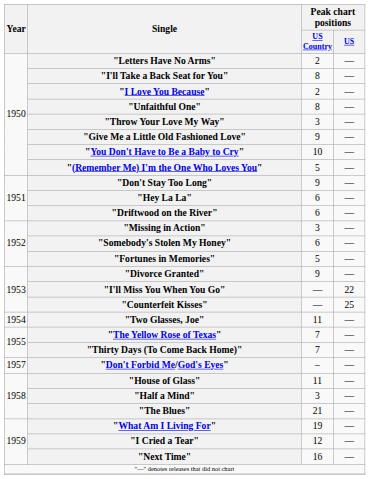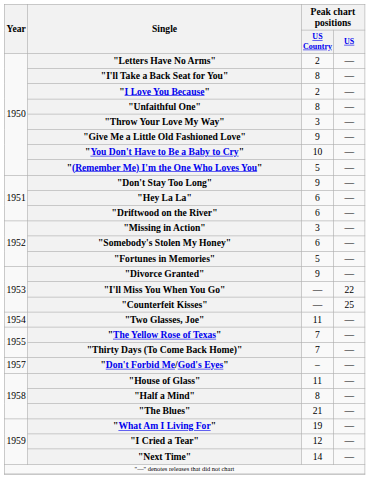(317, 396) 3 -> (317, 396) 8
(317, 456) 16 -> (317, 456) 14
